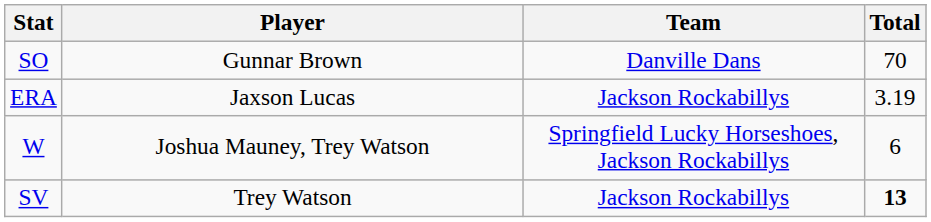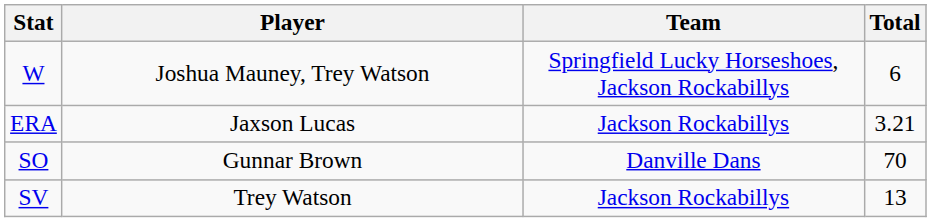rows swapped: (33, 147) <-> (33, 60)
(895, 97) 3.19 -> (895, 123) 3.21
(895, 197) bold -> (895, 197) normal
